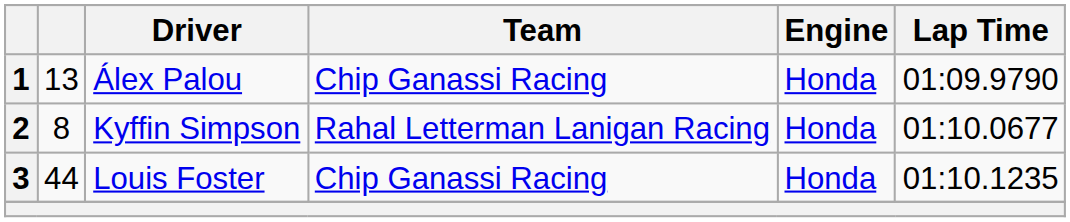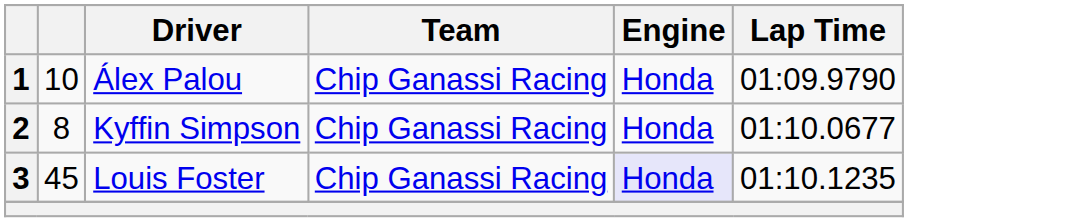(61, 79) 13 -> (61, 79) 10
(542, 129) Rahal Letterman Lanigan Racing -> (461, 129) Chip Ganassi Racing
(61, 178) 44 -> (61, 178) 45
(830, 178) no background -> (668, 178) lavender background
